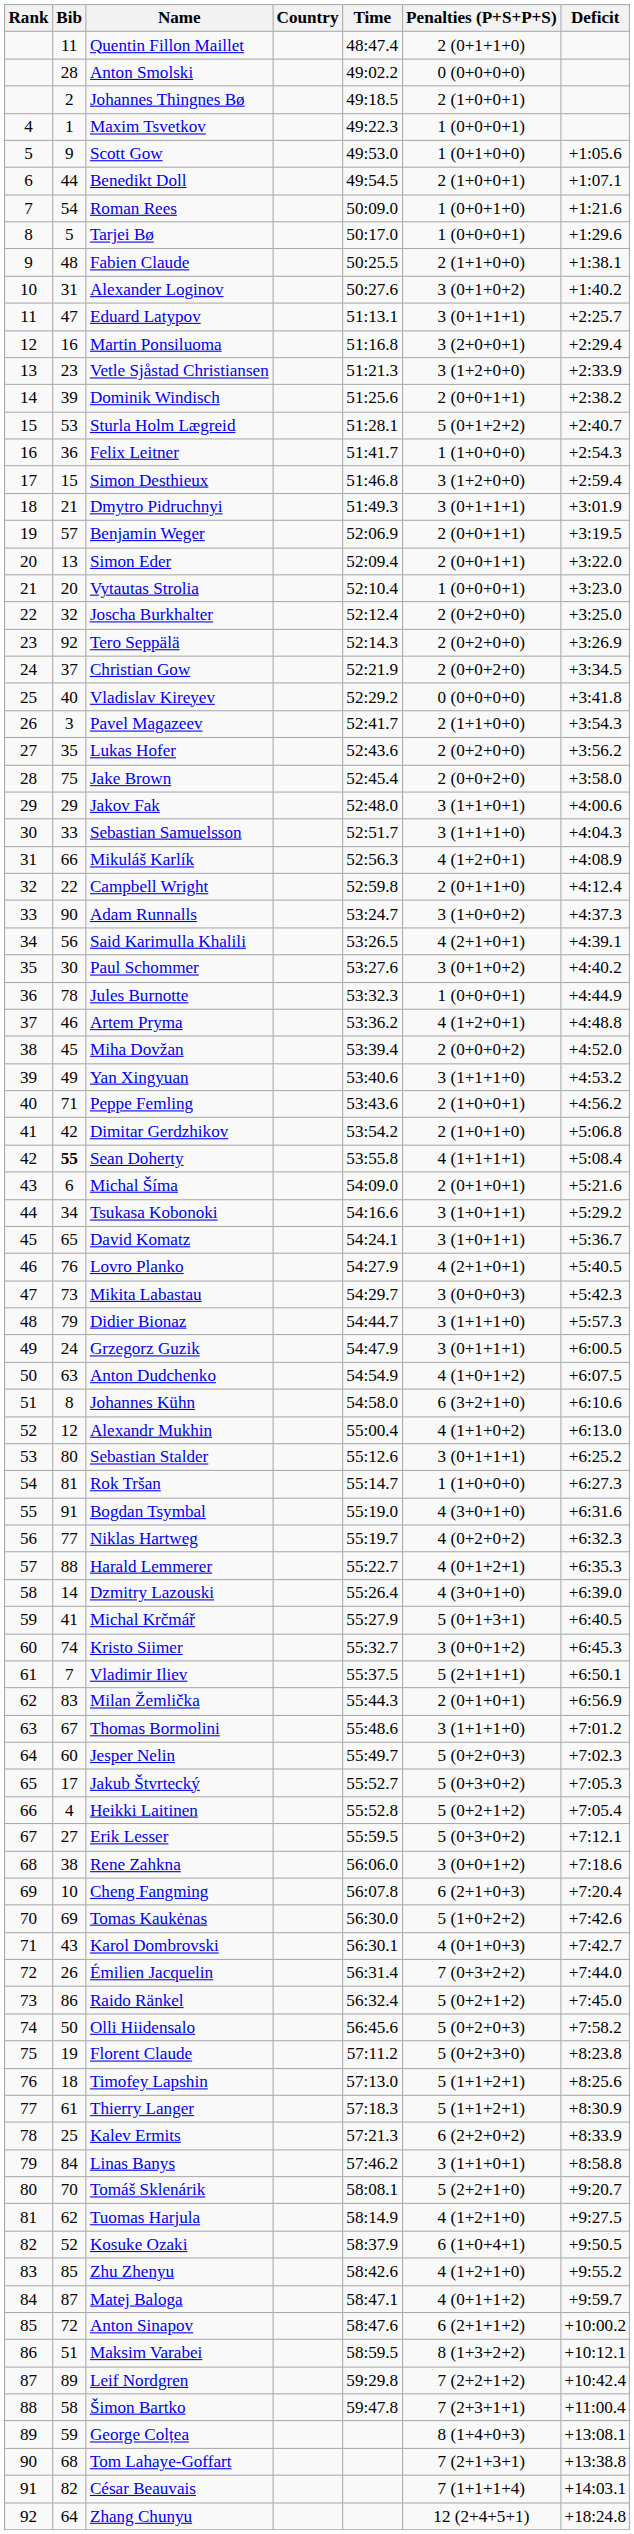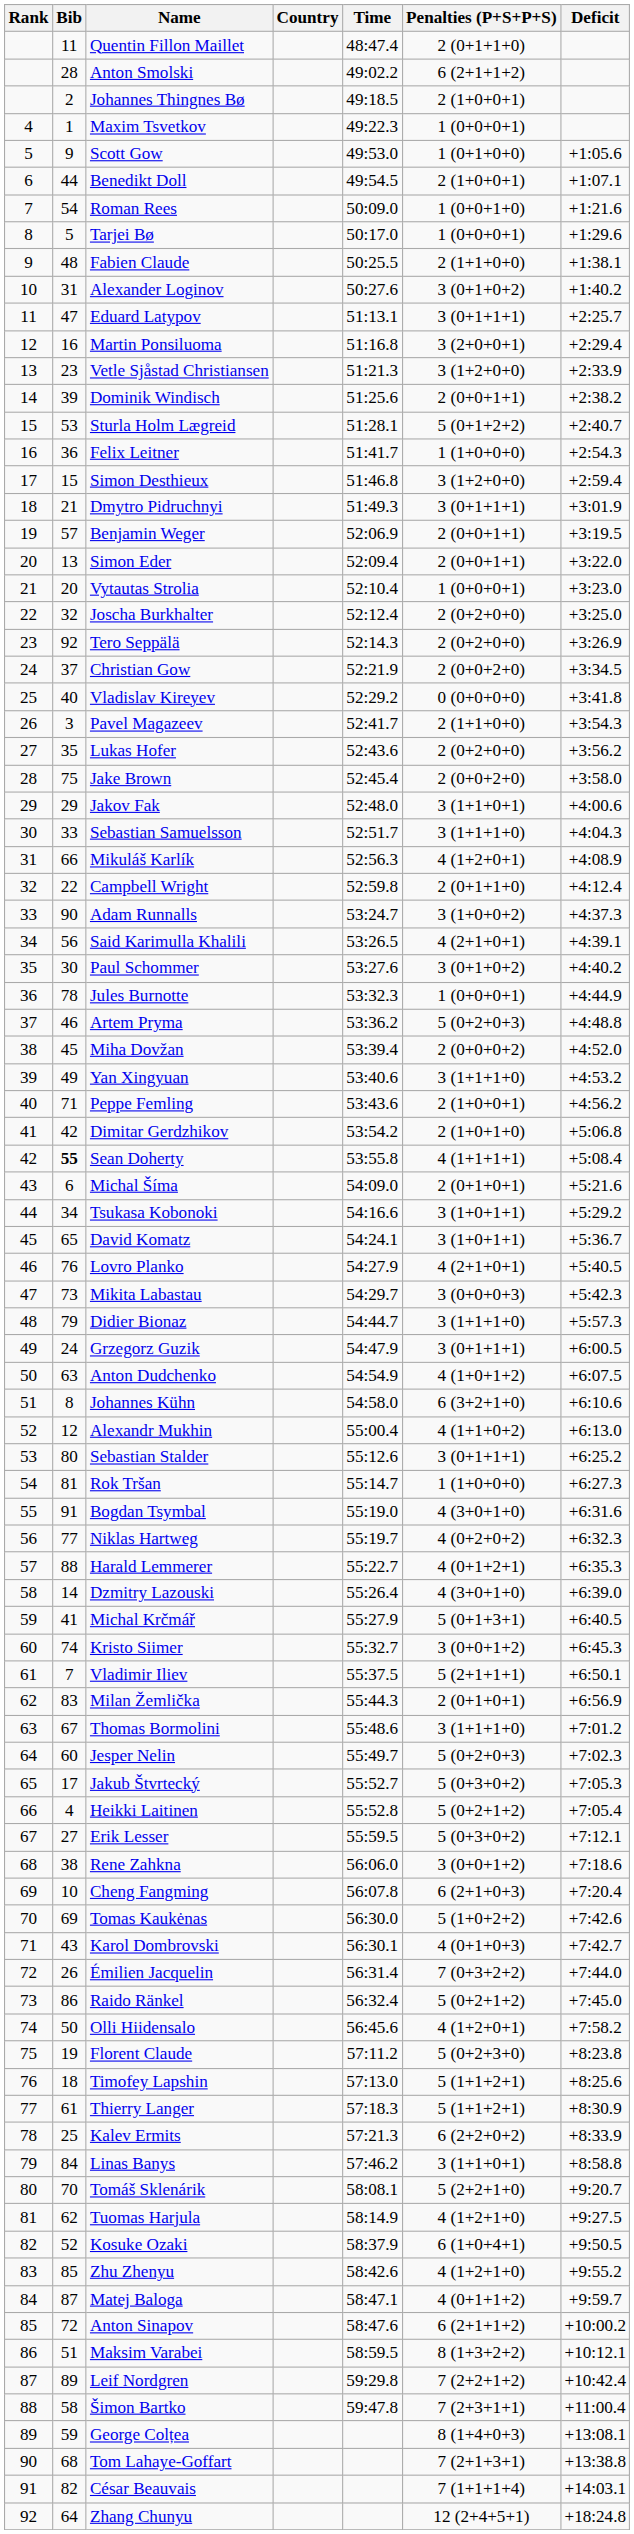(481, 72) 0 (0+0+0+0) -> (481, 72) 6 (2+1+1+2)
(481, 1022) 4 (1+2+0+1) -> (481, 1022) 5 (0+2+0+3)
(481, 2027) 5 (0+2+0+3) -> (481, 2027) 4 (1+2+0+1)
